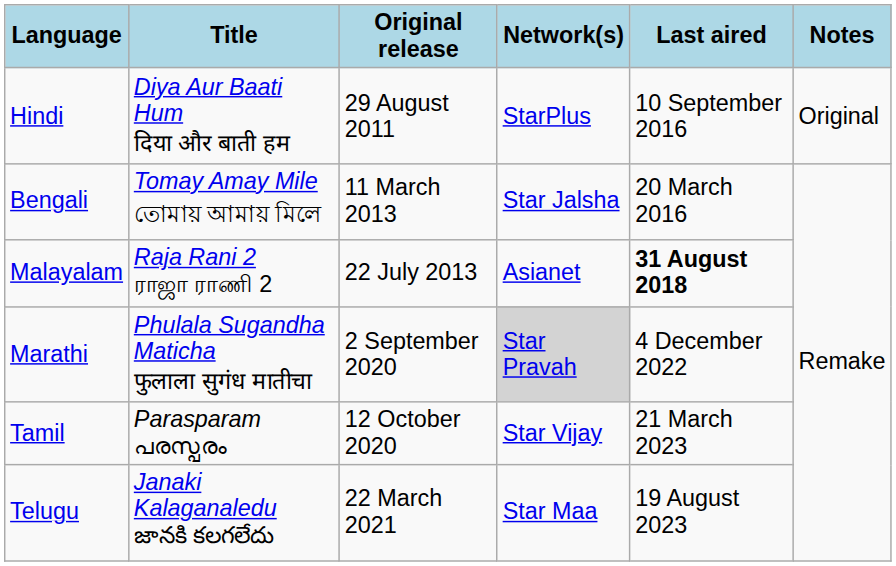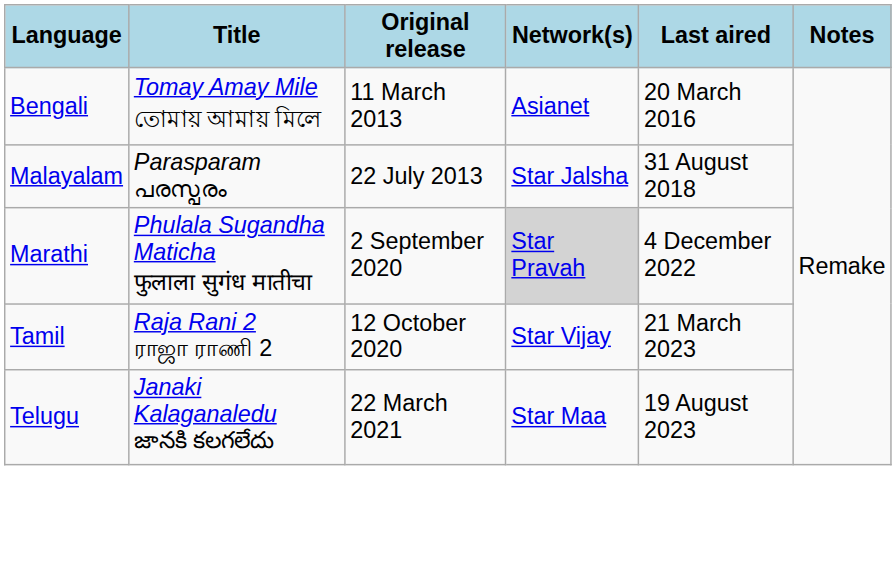- row: (37, 115)
(561, 201) Star Jalsha -> (550, 106) Asianet
(203, 271) Raja Rani 2 ராஜா ராணி 2 -> (197, 175) Parasparam പരസ്പരം
(542, 272) Asianet -> (570, 175) Star Jalsha
(691, 272) bold -> (696, 175) normal
(197, 433) Parasparam പരസ്പരം -> (203, 334) Raja Rani 2 ராஜா ராணி 2
